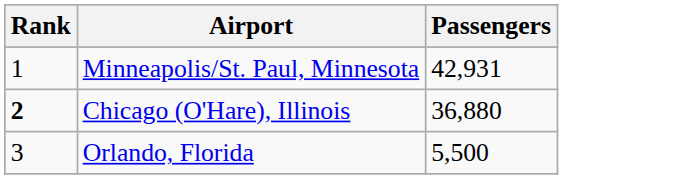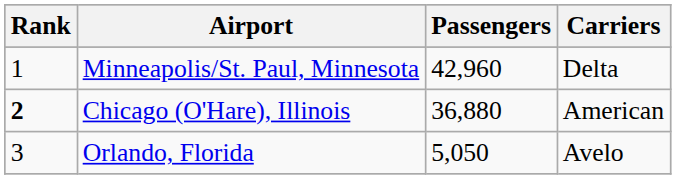+ column: (613, 25)
(466, 68) 42,931 -> (466, 68) 42,960
(460, 152) 5,500 -> (460, 152) 5,050
